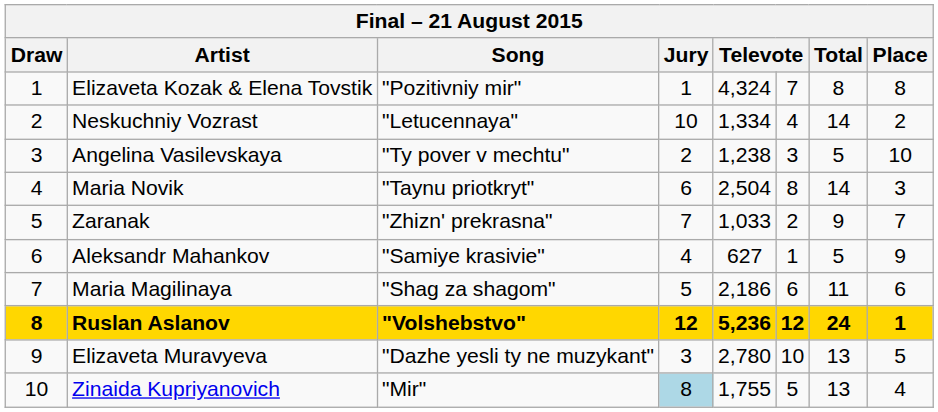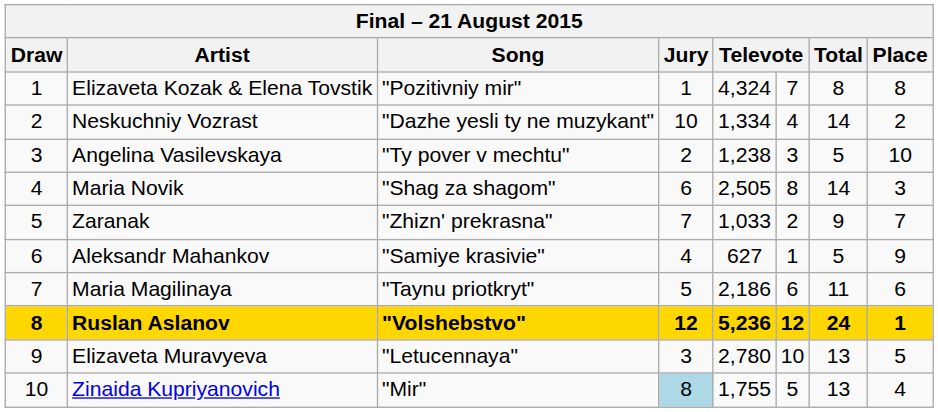(450, 121) "Letucennaya" -> (518, 121) "Dazhe yesli ty ne muzykant"
(458, 188) "Taynu priotkryt" -> (469, 188) "Shag za shagom"
(745, 188) 2,504 -> (745, 188) 2,505
(469, 289) "Shag za shagom" -> (458, 289) "Taynu priotkryt"
(518, 356) "Dazhe yesli ty ne muzykant" -> (450, 356) "Letucennaya"
